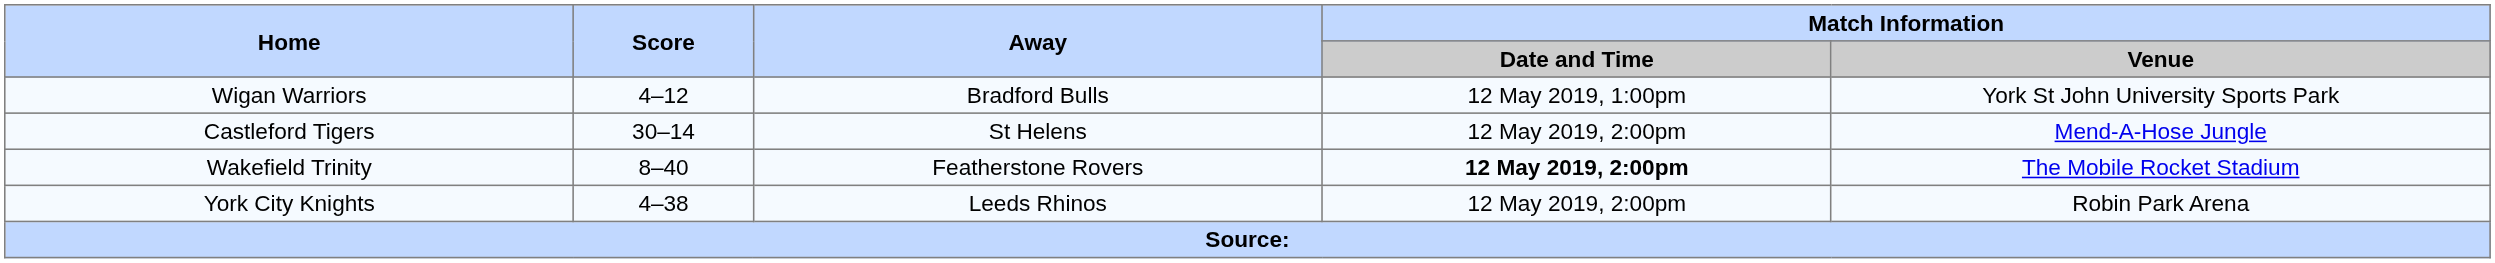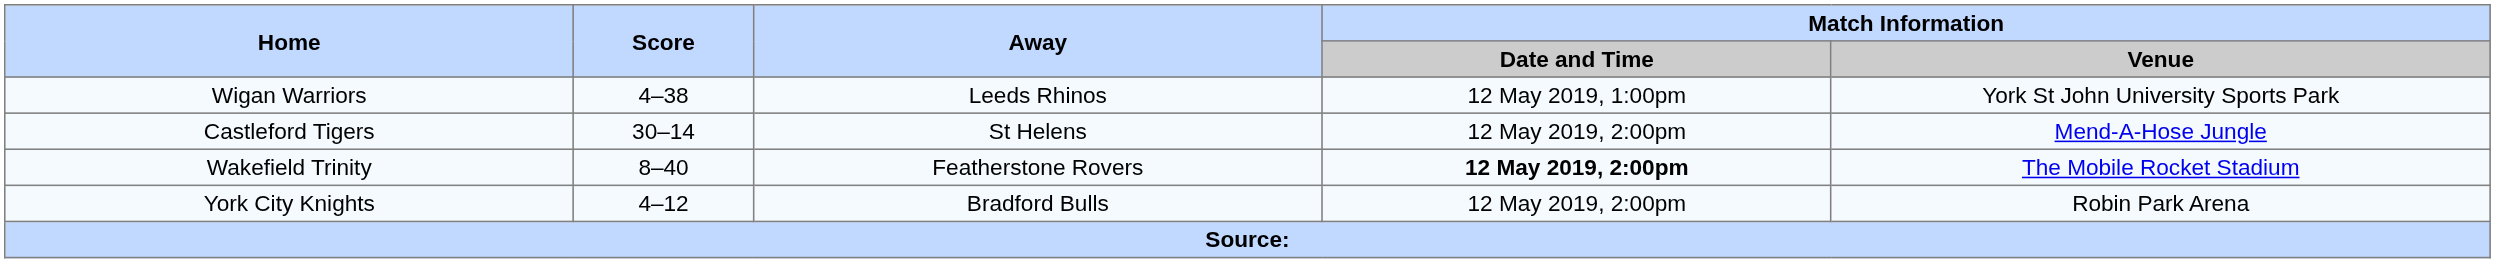(664, 95) 4–12 -> (664, 95) 4–38
(1038, 95) Bradford Bulls -> (1038, 95) Leeds Rhinos
(664, 203) 4–38 -> (664, 203) 4–12
(1038, 203) Leeds Rhinos -> (1038, 203) Bradford Bulls
